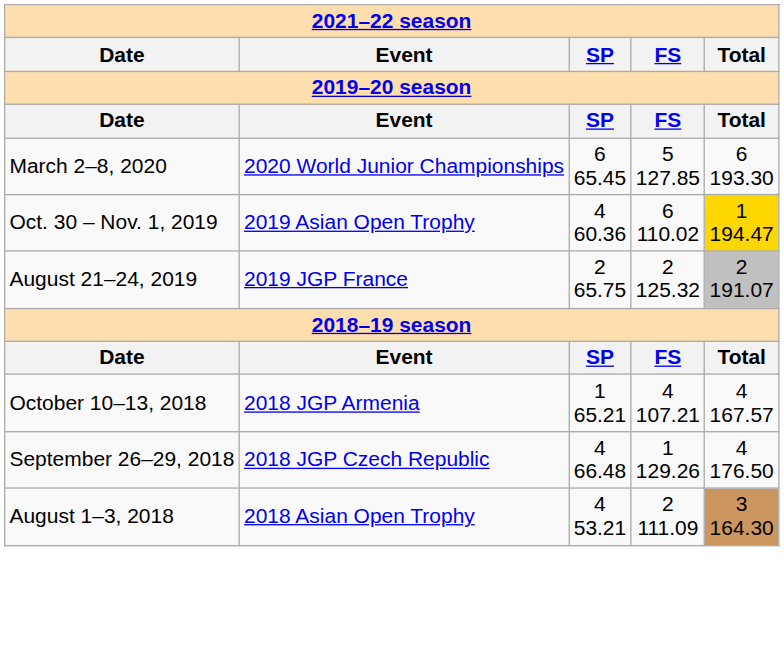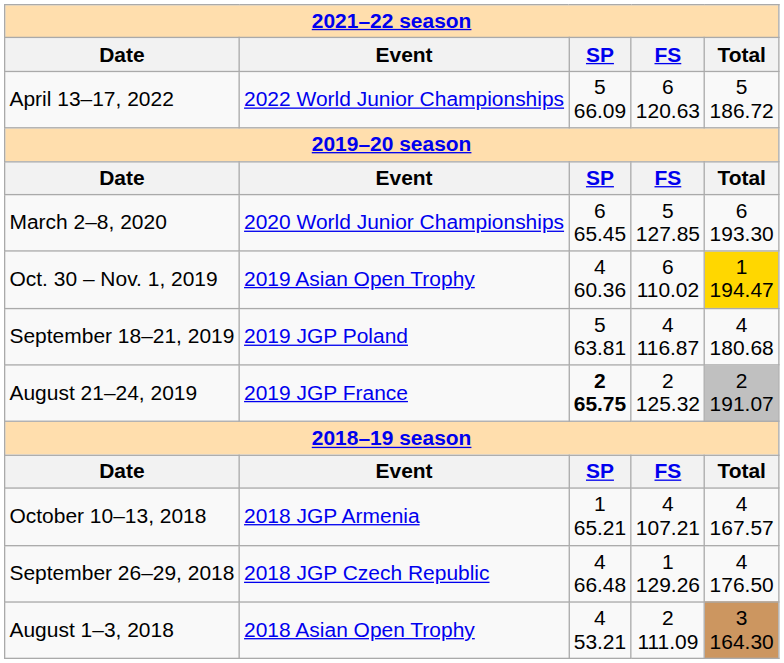+ row: (92, 99)
+ row: (122, 336)
(600, 279) normal -> (600, 393) bold
